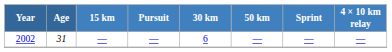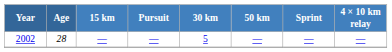(61, 39) 31 -> (61, 39) 28
(205, 39) 6 -> (205, 39) 5
